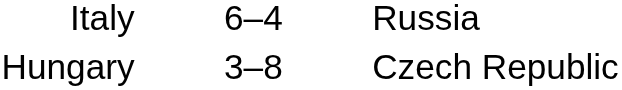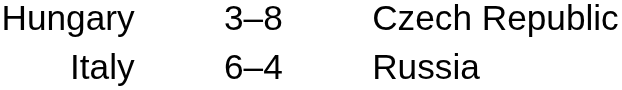rows swapped: (102, 18) <-> (68, 67)
